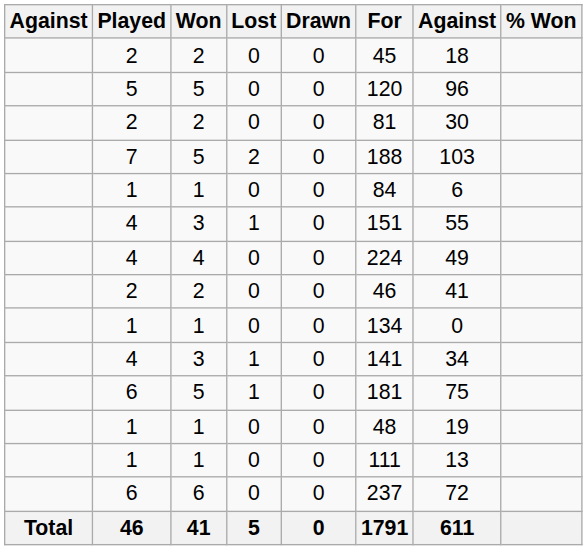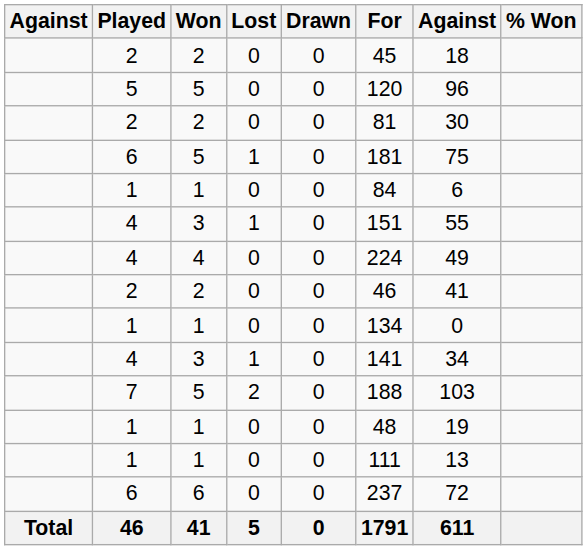rows swapped: (132, 156) <-> (132, 392)
